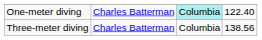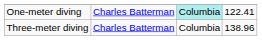(239, 12) 122.40 -> (239, 12) 122.41
(239, 27) 138.56 -> (239, 27) 138.96
